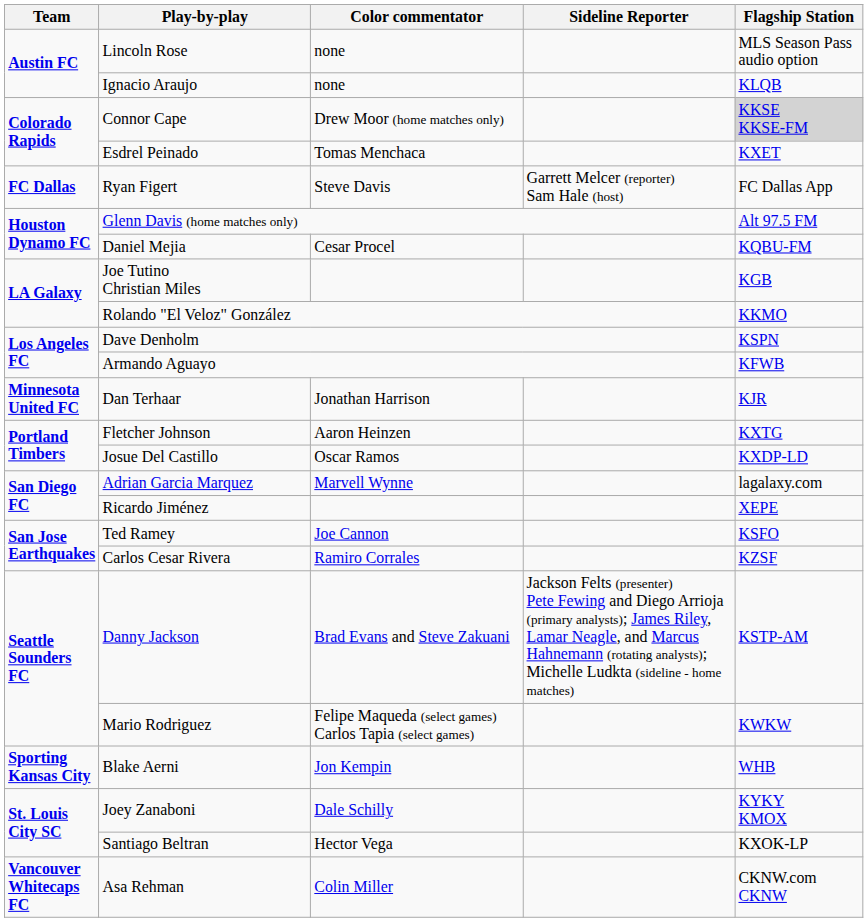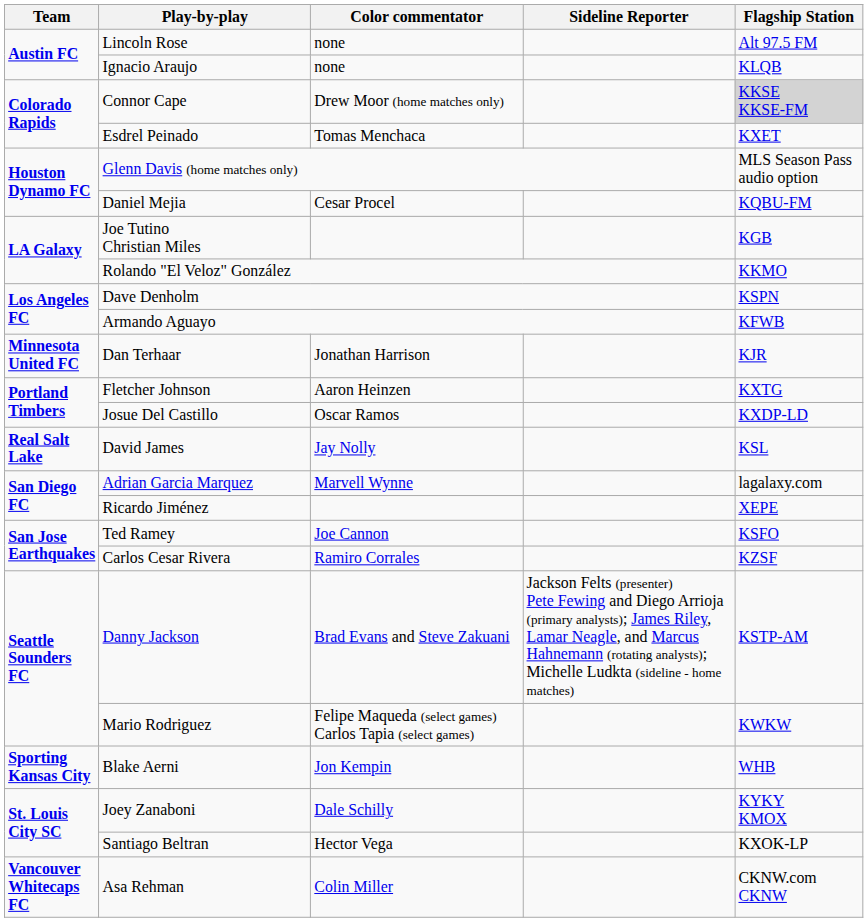(795, 51) MLS Season Pass audio option -> (778, 42) Alt 97.5 FM
- row: (140, 187)
(778, 221) Alt 97.5 FM -> (795, 169) MLS Season Pass audio option
+ row: (143, 448)
